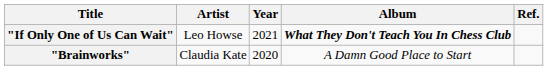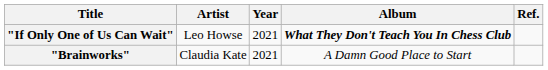(265, 55) 2020 -> (265, 55) 2021
